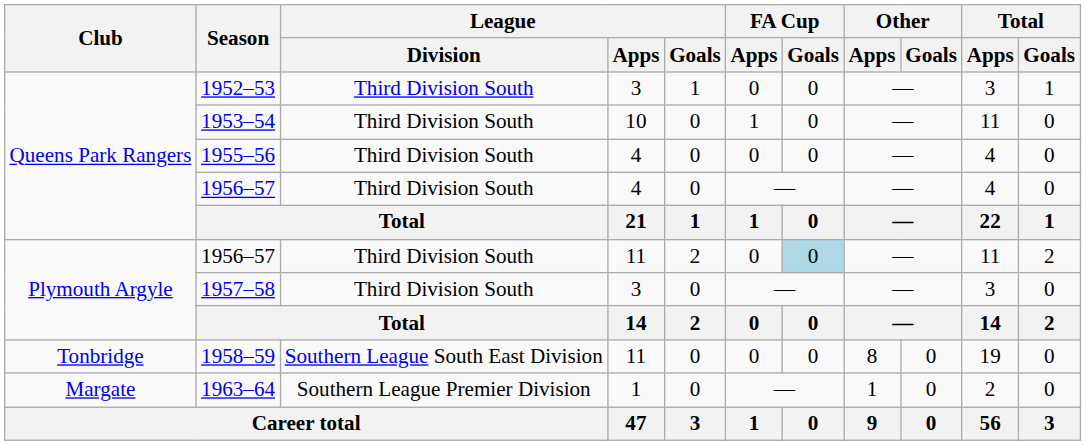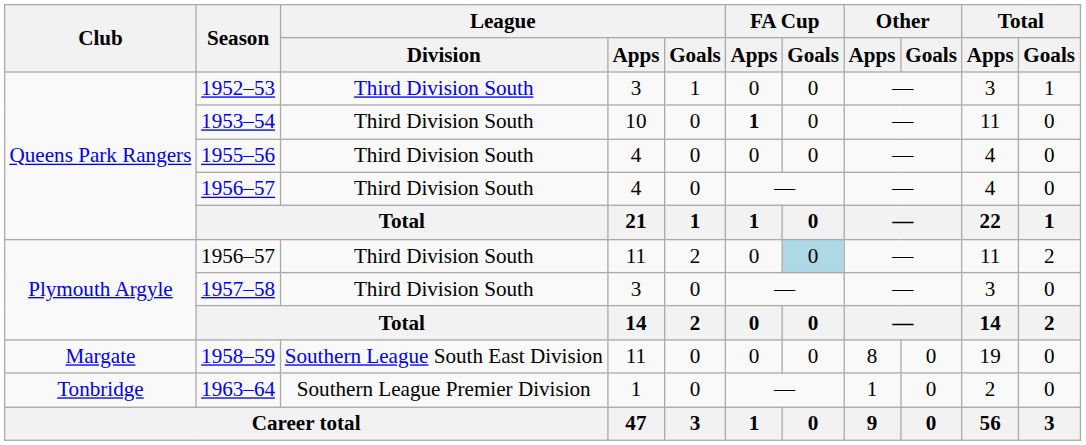(754, 121) normal -> (754, 121) bold
(100, 356) Tonbridge -> (100, 356) Margate
(100, 389) Margate -> (100, 389) Tonbridge
